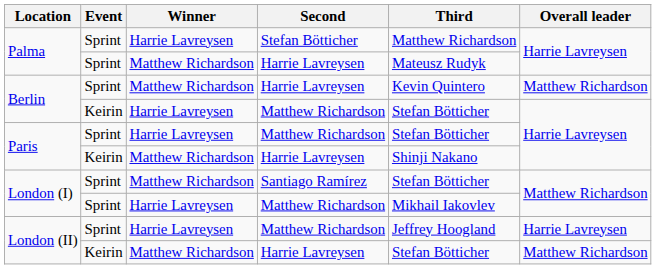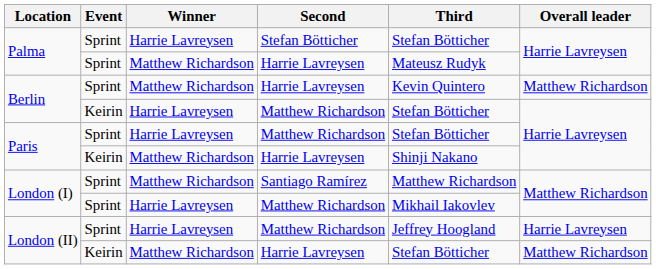(454, 39) Matthew Richardson -> (441, 39) Stefan Bötticher
(441, 181) Stefan Bötticher -> (454, 181) Matthew Richardson
